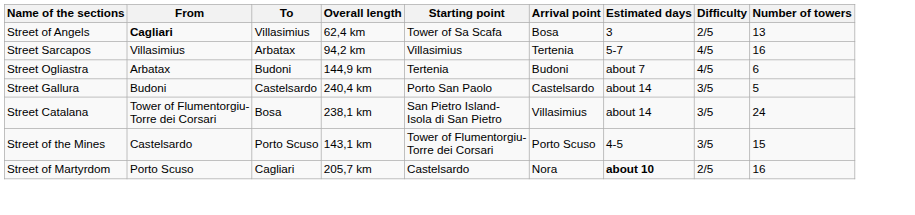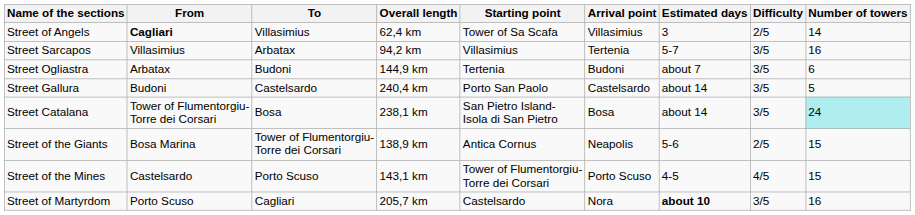(545, 32) Bosa -> (615, 32) Villasimius
(759, 32) 13 -> (815, 32) 14
(705, 50) 4/5 -> (761, 50) 3/5
(705, 69) 4/5 -> (761, 69) 3/5
(559, 112) Villasimius -> (601, 112) Bosa
(759, 112) no background -> (815, 112) paleturquoise background
+ row: (57, 144)
(705, 144) 3/5 -> (761, 176) 4/5
(705, 169) 2/5 -> (761, 201) 3/5
